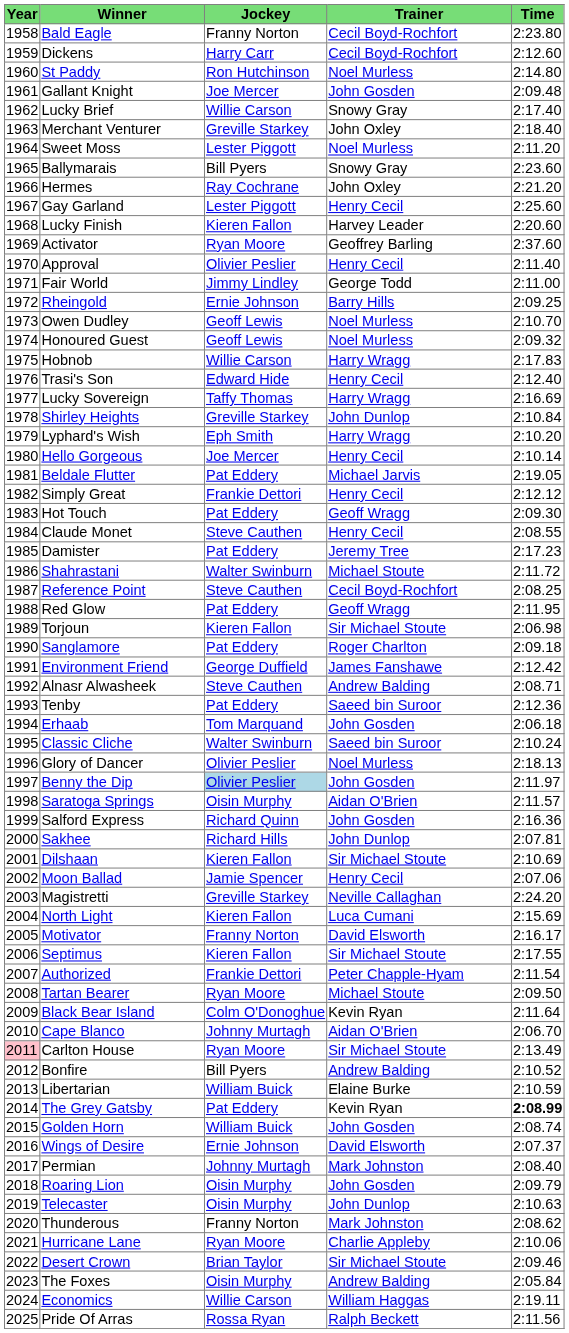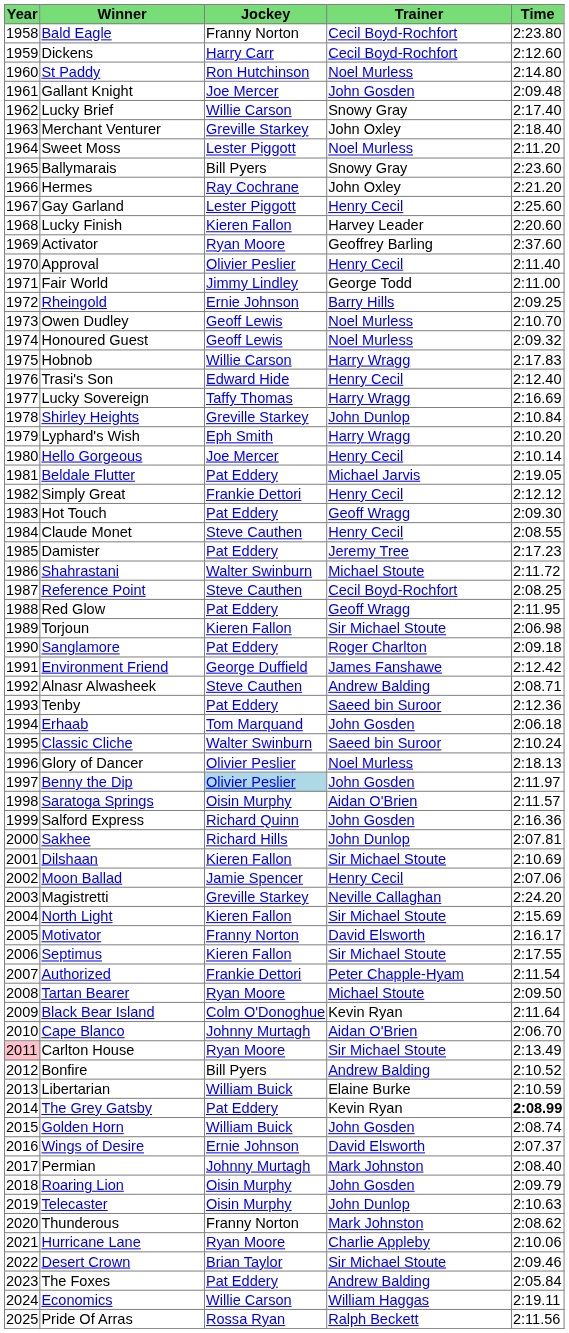(371, 916) Luca Cumani -> (387, 916) Sir Michael Stoute
(249, 1281) Oisin Murphy -> (242, 1281) Pat Eddery
